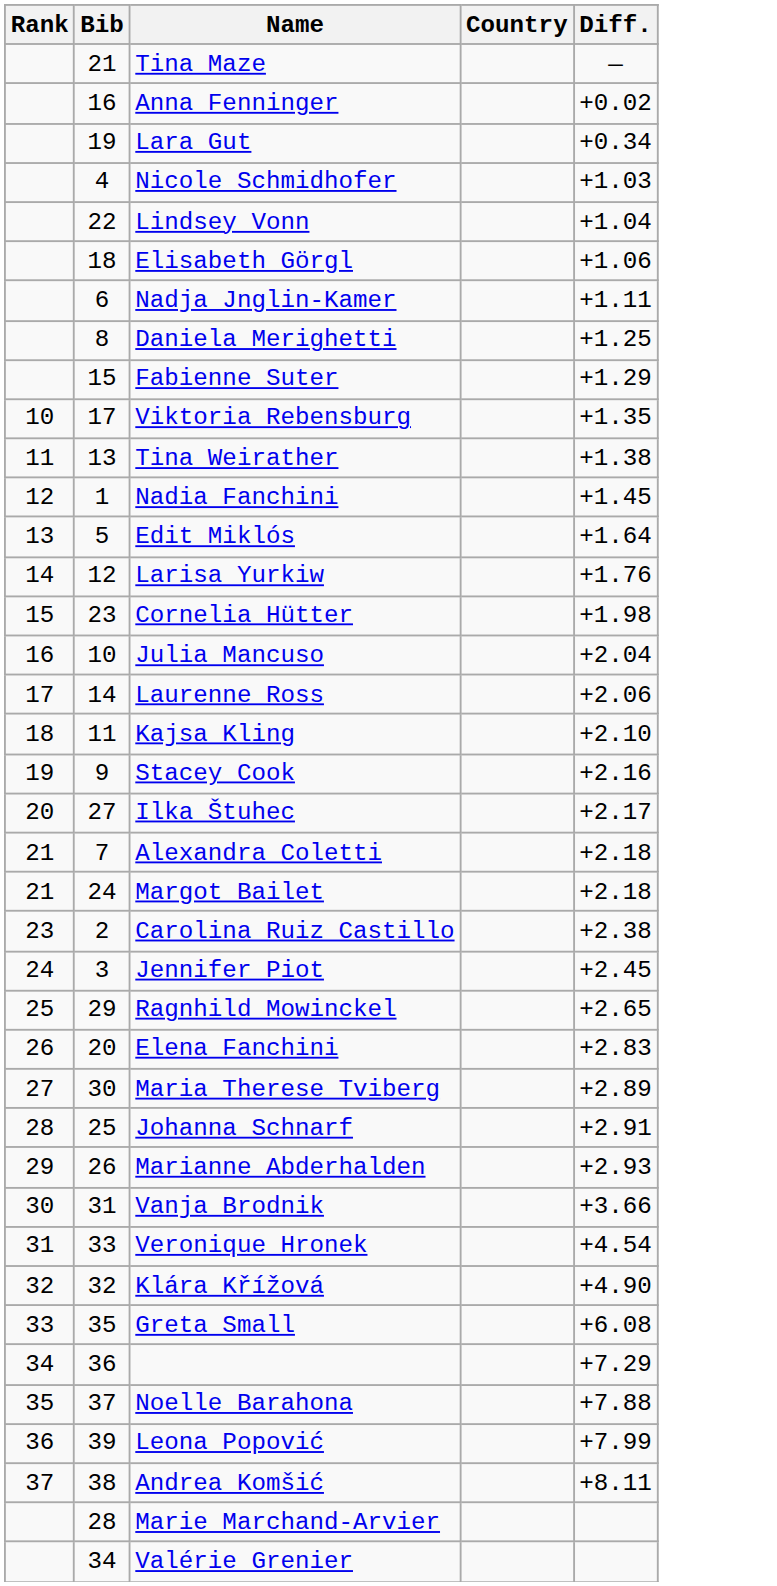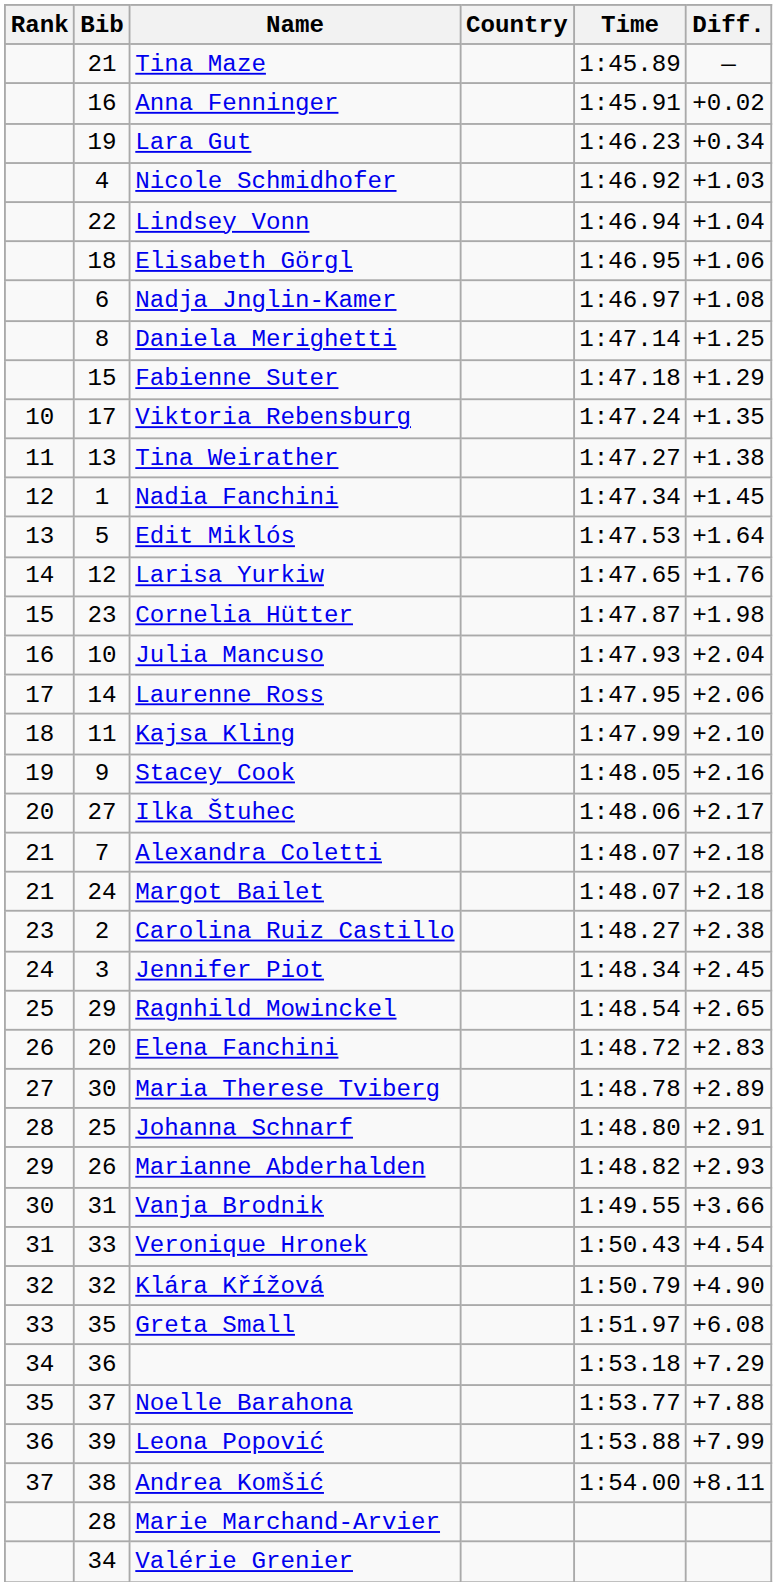+ column: (630, 25)
(615, 300) +1.11 -> (729, 300) +1.08
